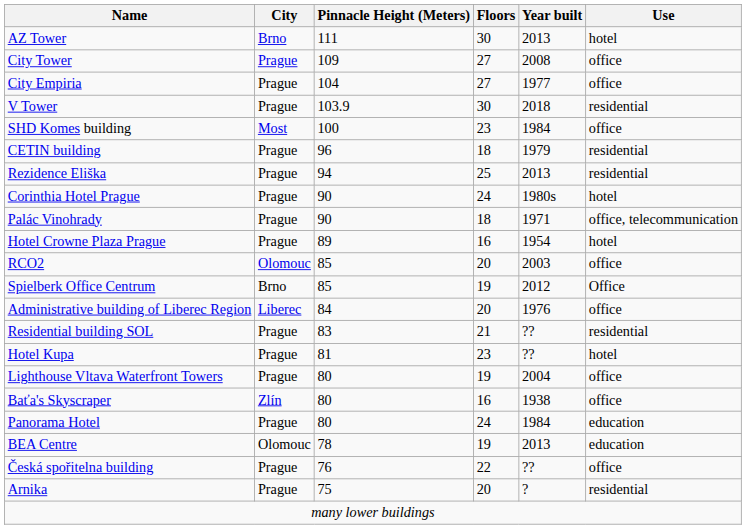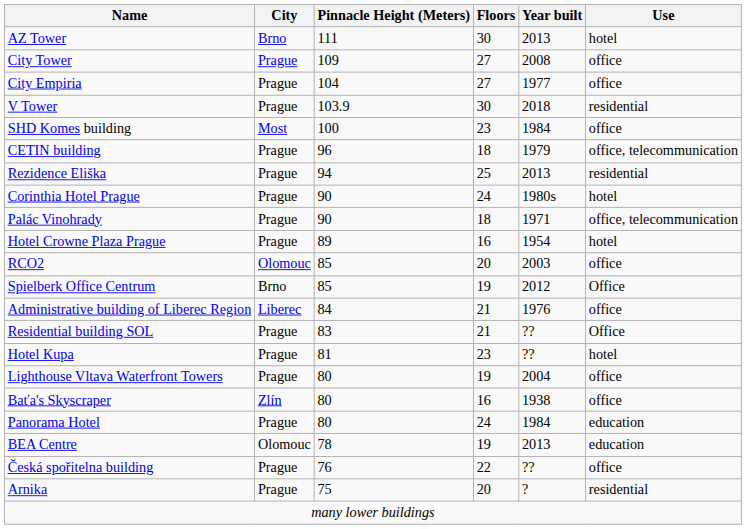(618, 151) residential -> (663, 151) office, telecommunication
(484, 309) 20 -> (484, 309) 21
(618, 331) residential -> (607, 331) Office
